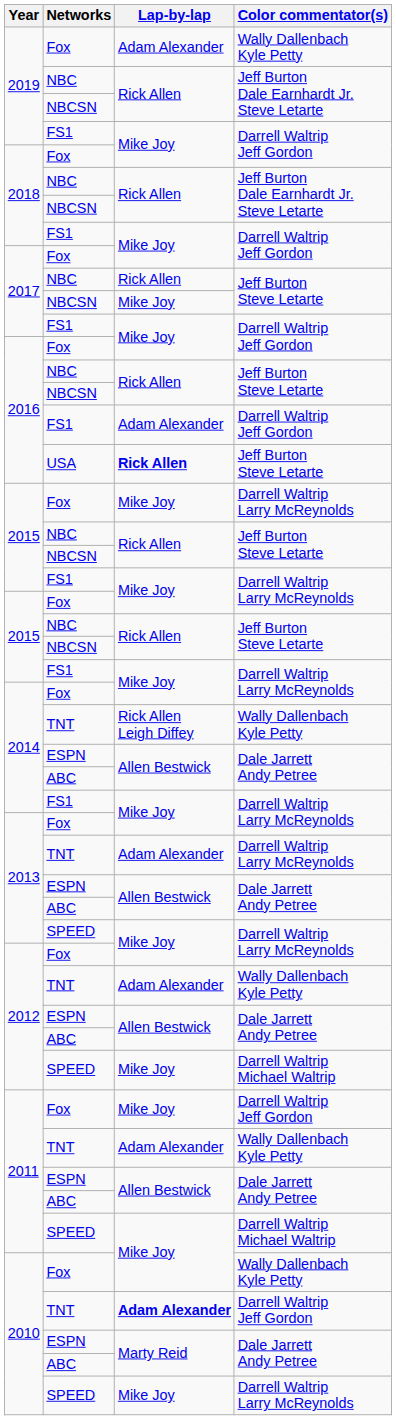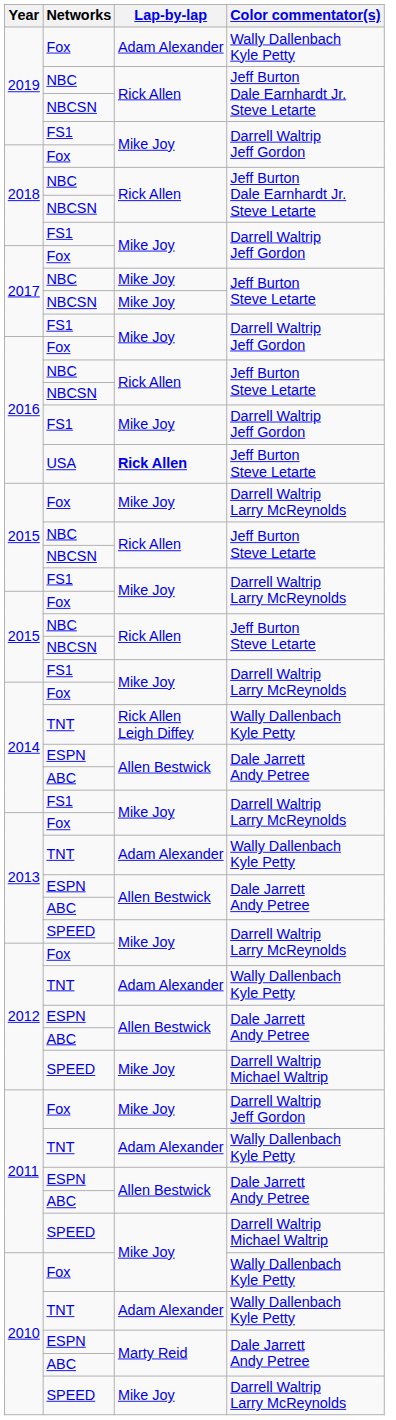(150, 279) Rick Allen -> (146, 279) Mike Joy
(171, 424) Adam Alexander -> (146, 424) Mike Joy
(296, 854) Darrell Waltrip Larry McReynolds -> (286, 854) Wally Dallenbach Kyle Petty
(174, 1310) bold -> (171, 1310) normal
(283, 1310) Darrell Waltrip Jeff Gordon -> (286, 1310) Wally Dallenbach Kyle Petty
